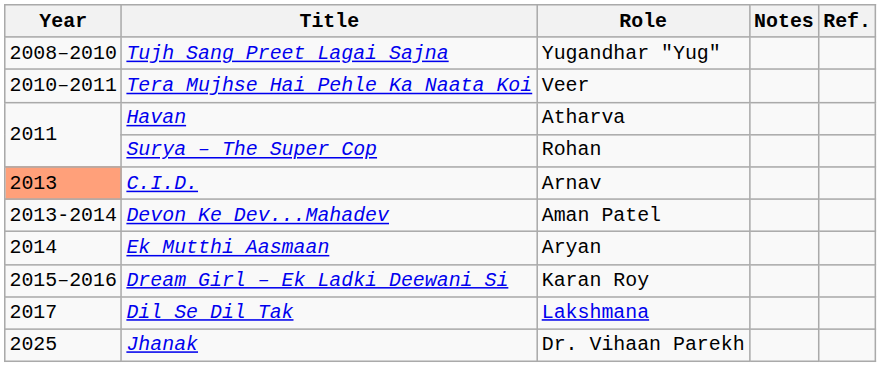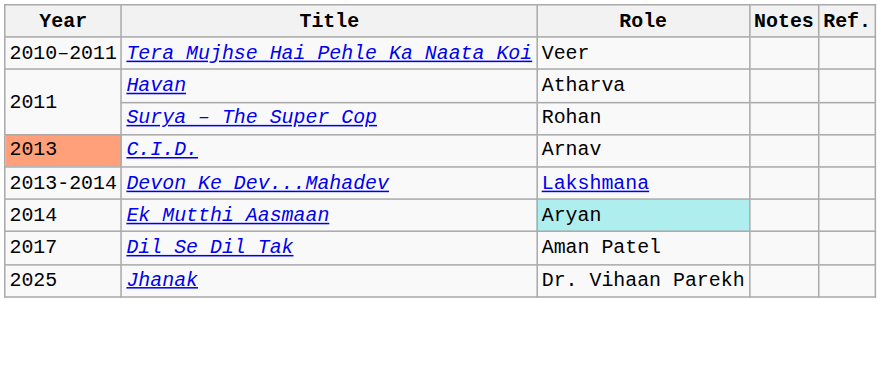- row: (288, 53)
(601, 215) Aman Patel -> (595, 183) Lakshmana
(572, 248) no background -> (572, 215) paleturquoise background
- row: (317, 280)
(595, 313) Lakshmana -> (601, 248) Aman Patel
